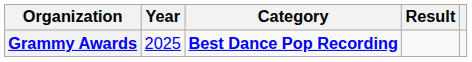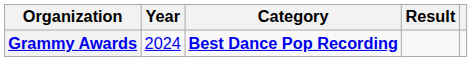(163, 43) 2025 -> (163, 43) 2024
